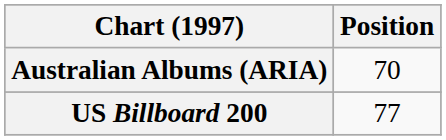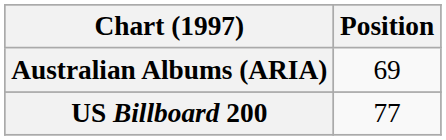(387, 69) 70 -> (387, 69) 69
